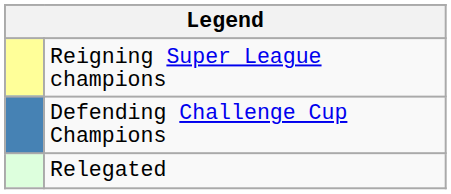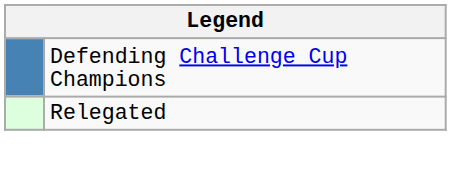- row: (186, 68)
